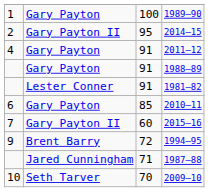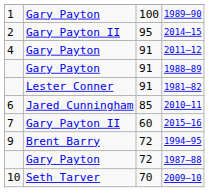(63, 105) Gary Payton -> (80, 105) Jared Cunningham
(80, 159) Jared Cunningham -> (63, 159) Gary Payton
(146, 159) 71 -> (146, 159) 72
